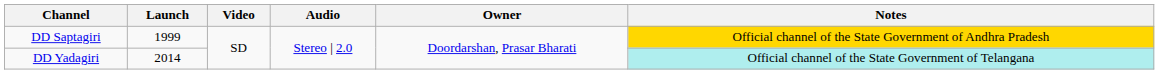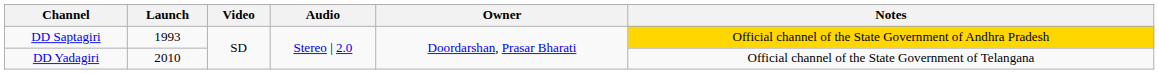(167, 37) 1999 -> (167, 37) 1993
(167, 58) 2014 -> (167, 58) 2010
(891, 58) paleturquoise background -> (891, 58) no background
